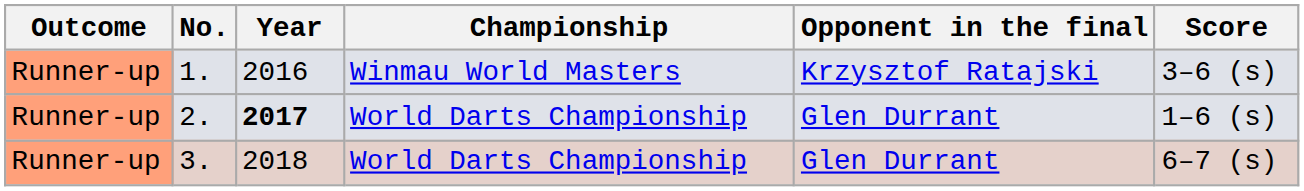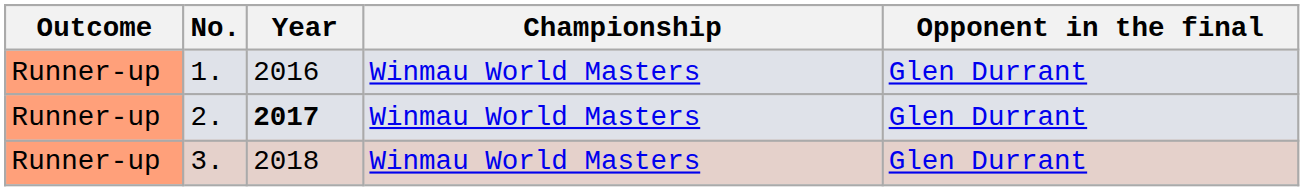- column: (1227, 28)
(950, 72) Krzysztof Ratajski -> (988, 72) Glen Durrant
(549, 117) World Darts Championship -> (535, 117) Winmau World Masters
(549, 162) World Darts Championship -> (535, 162) Winmau World Masters
